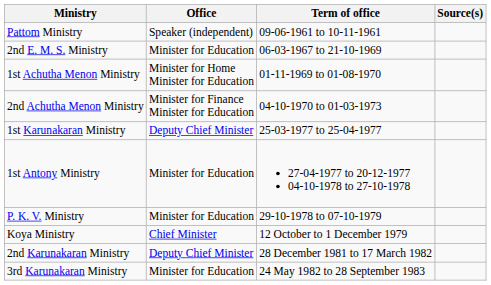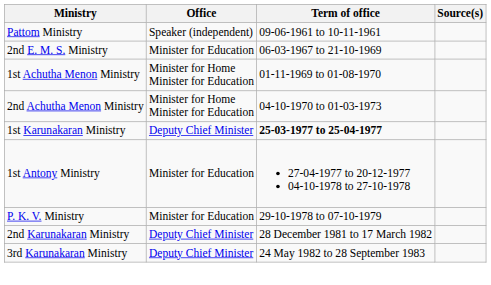(201, 106) Minister for Finance Minister for Education -> (201, 106) Minister for Home Minister for Education
(320, 130) normal -> (321, 130) bold
- row: (41, 234)
(201, 271) Minister for Education -> (201, 252) Deputy Chief Minister
